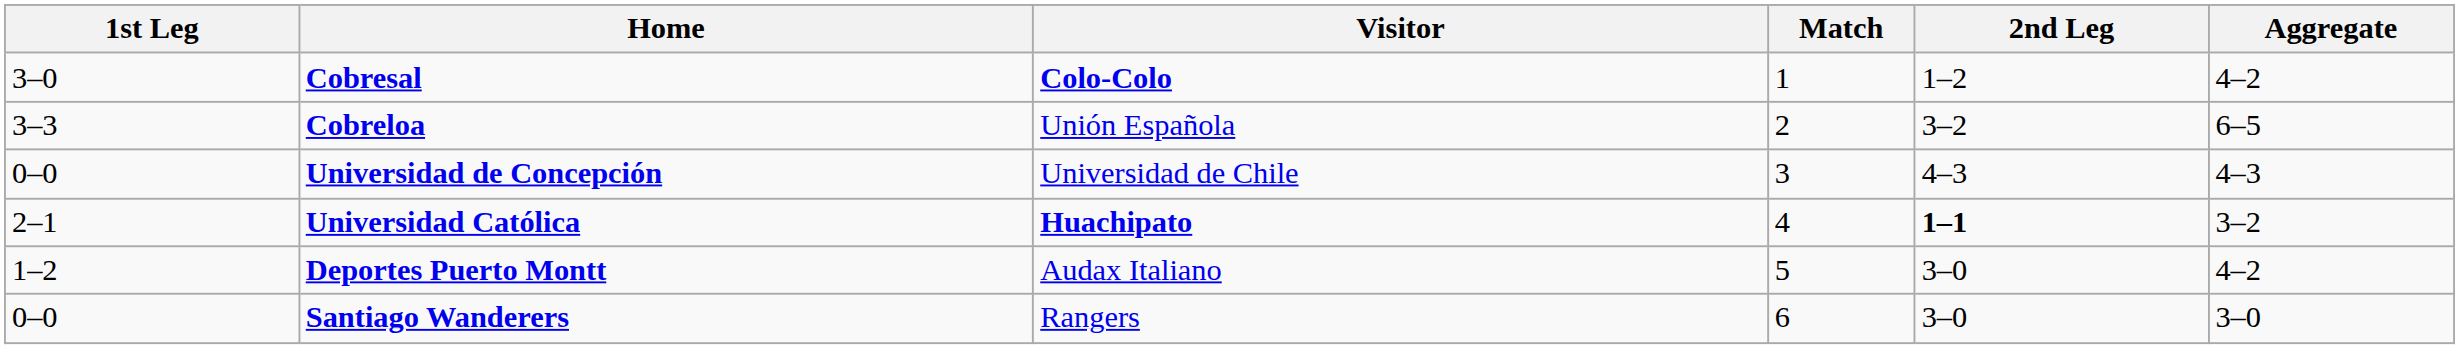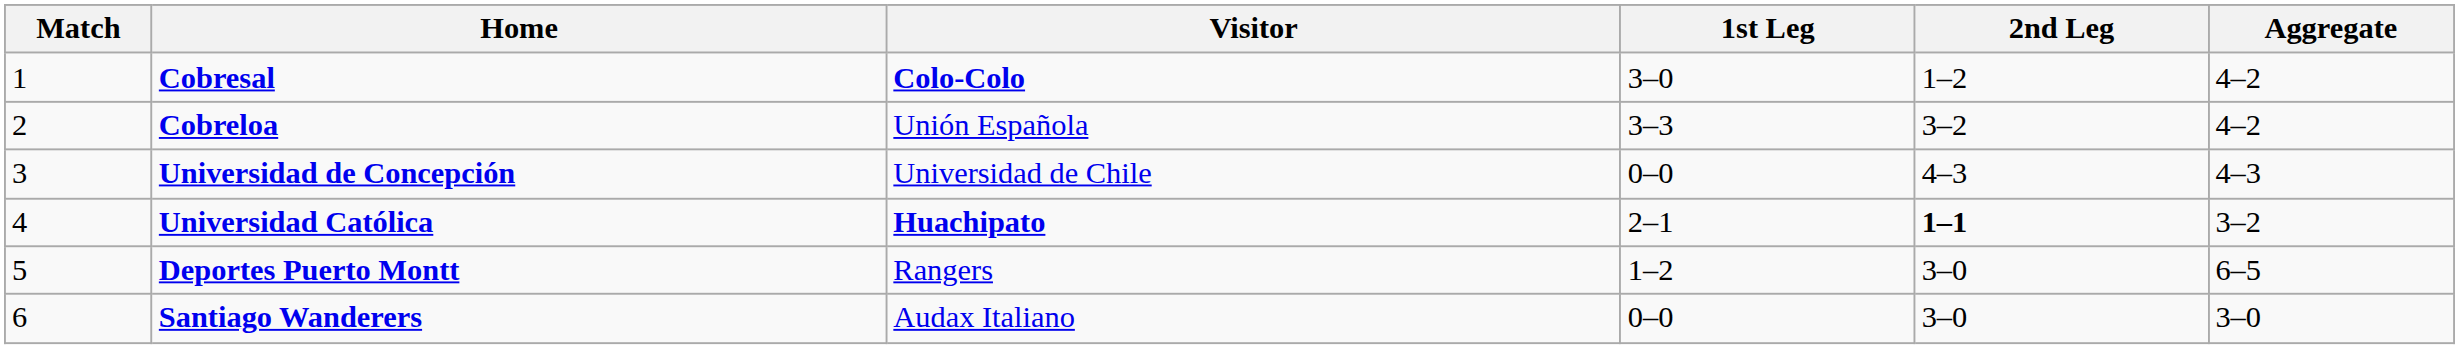columns swapped: (1841, 28) <-> (152, 28)
(2238, 125) 6–5 -> (2238, 125) 4–2
(1131, 269) Audax Italiano -> (943, 269) Rangers
(2238, 269) 4–2 -> (2238, 269) 6–5
(1090, 317) Rangers -> (984, 317) Audax Italiano
